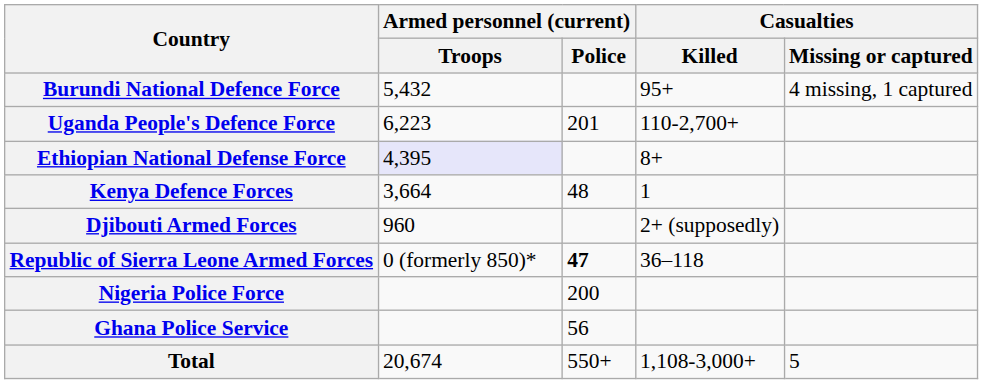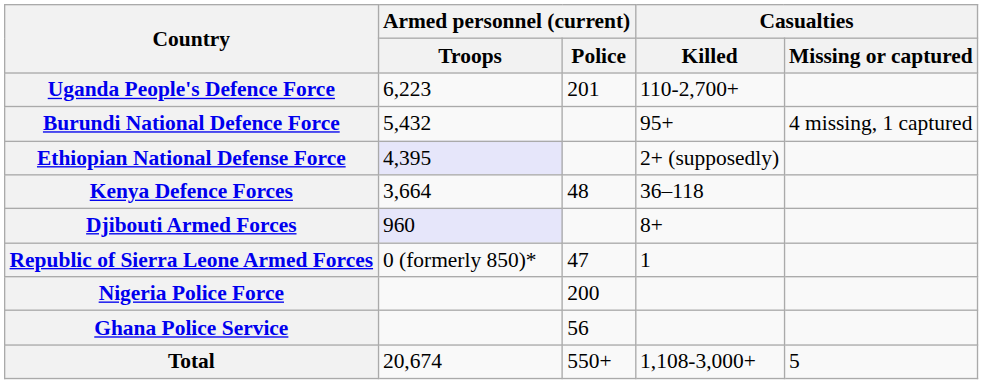rows swapped: (191, 123) <-> (191, 89)
(652, 157) 8+ -> (710, 157) 2+ (supposedly)
(645, 191) 1 -> (672, 191) 36–118
(399, 225) no background -> (399, 225) lavender background
(710, 225) 2+ (supposedly) -> (652, 225) 8+
(578, 259) bold -> (578, 259) normal
(672, 259) 36–118 -> (645, 259) 1
